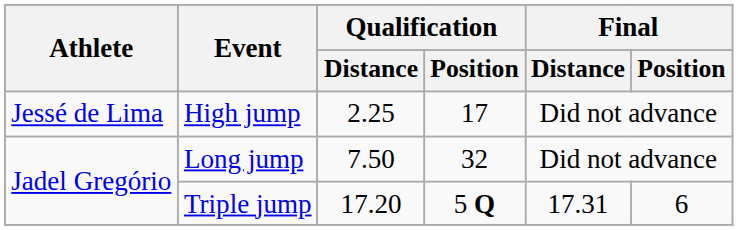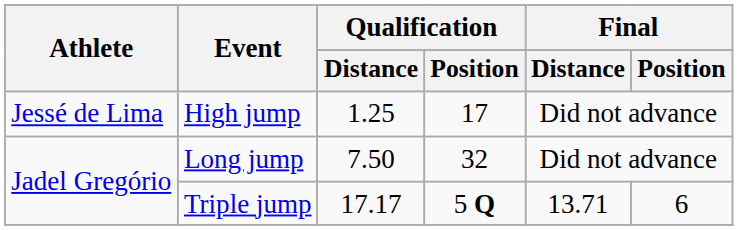(371, 114) 2.25 -> (371, 114) 1.25
(371, 203) 17.20 -> (371, 203) 17.17
(578, 203) 17.31 -> (578, 203) 13.71
